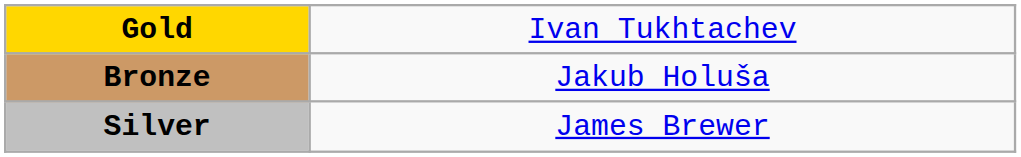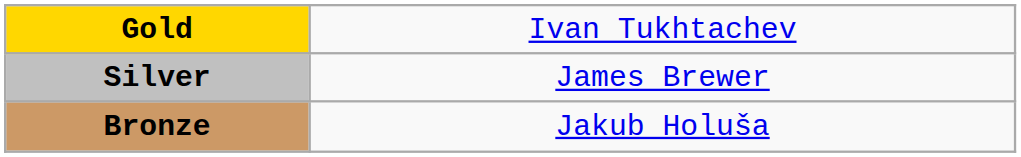rows swapped: (157, 126) <-> (157, 78)
